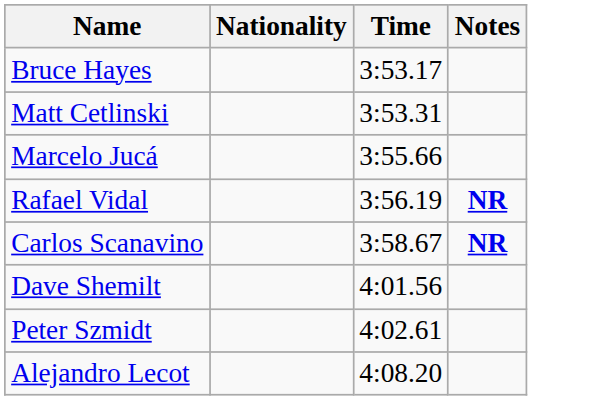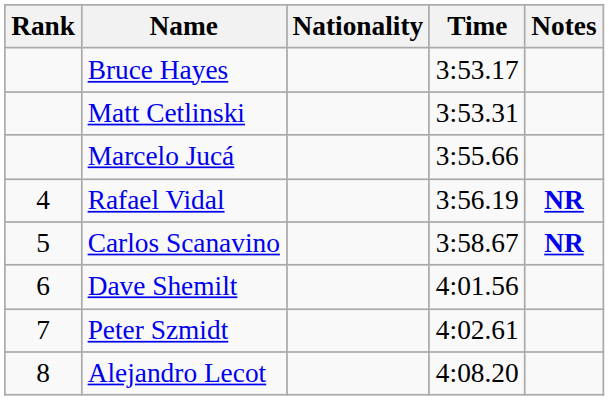+ column: (43, 26)
